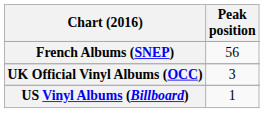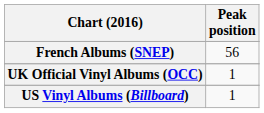(232, 74) 3 -> (232, 74) 1
